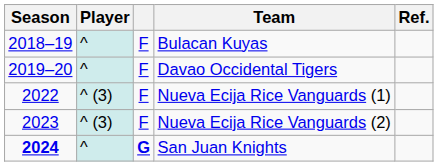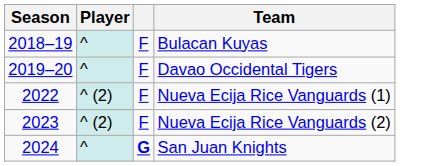- column: (414, 17)
(96, 95) ^ (3) -> (96, 95) ^ (2)
(96, 122) ^ (3) -> (96, 122) ^ (2)
(40, 148) bold -> (40, 148) normal
